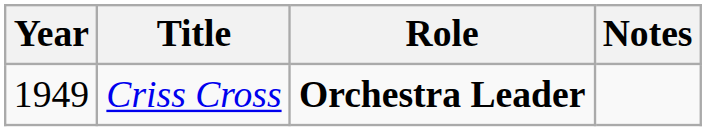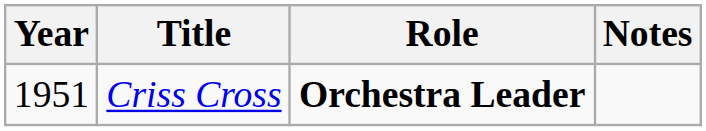(51, 93) 1949 -> (51, 93) 1951
